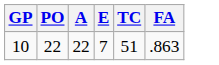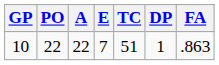+ column: (161, 18)
